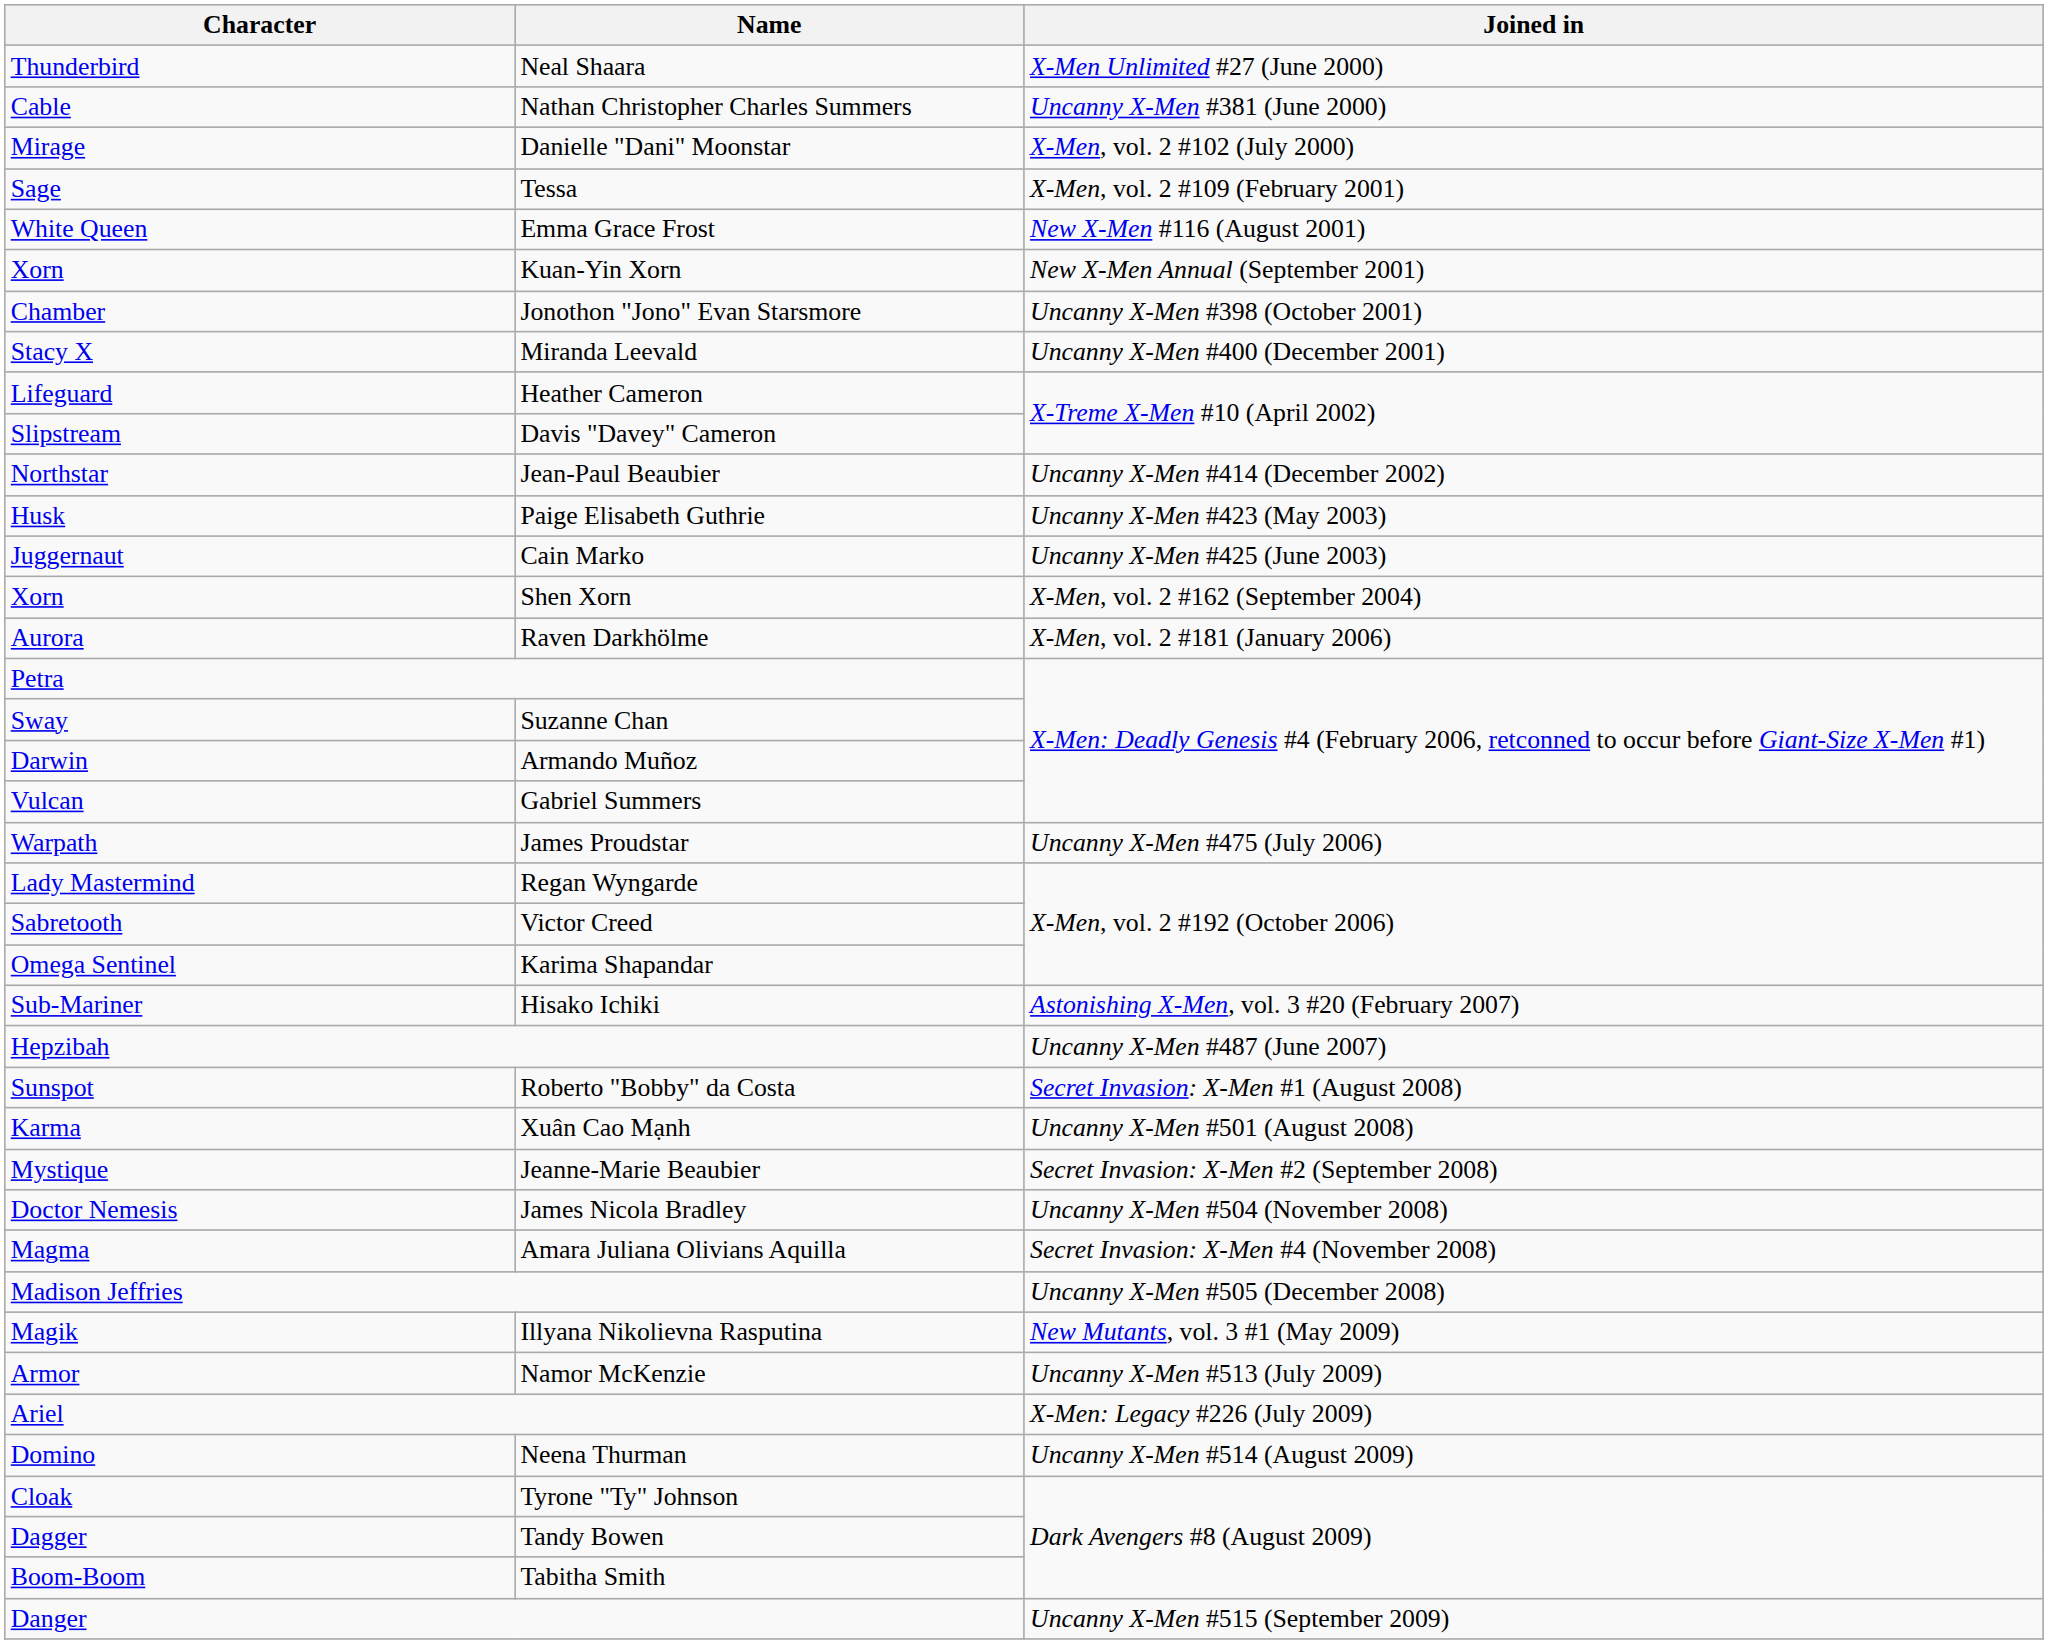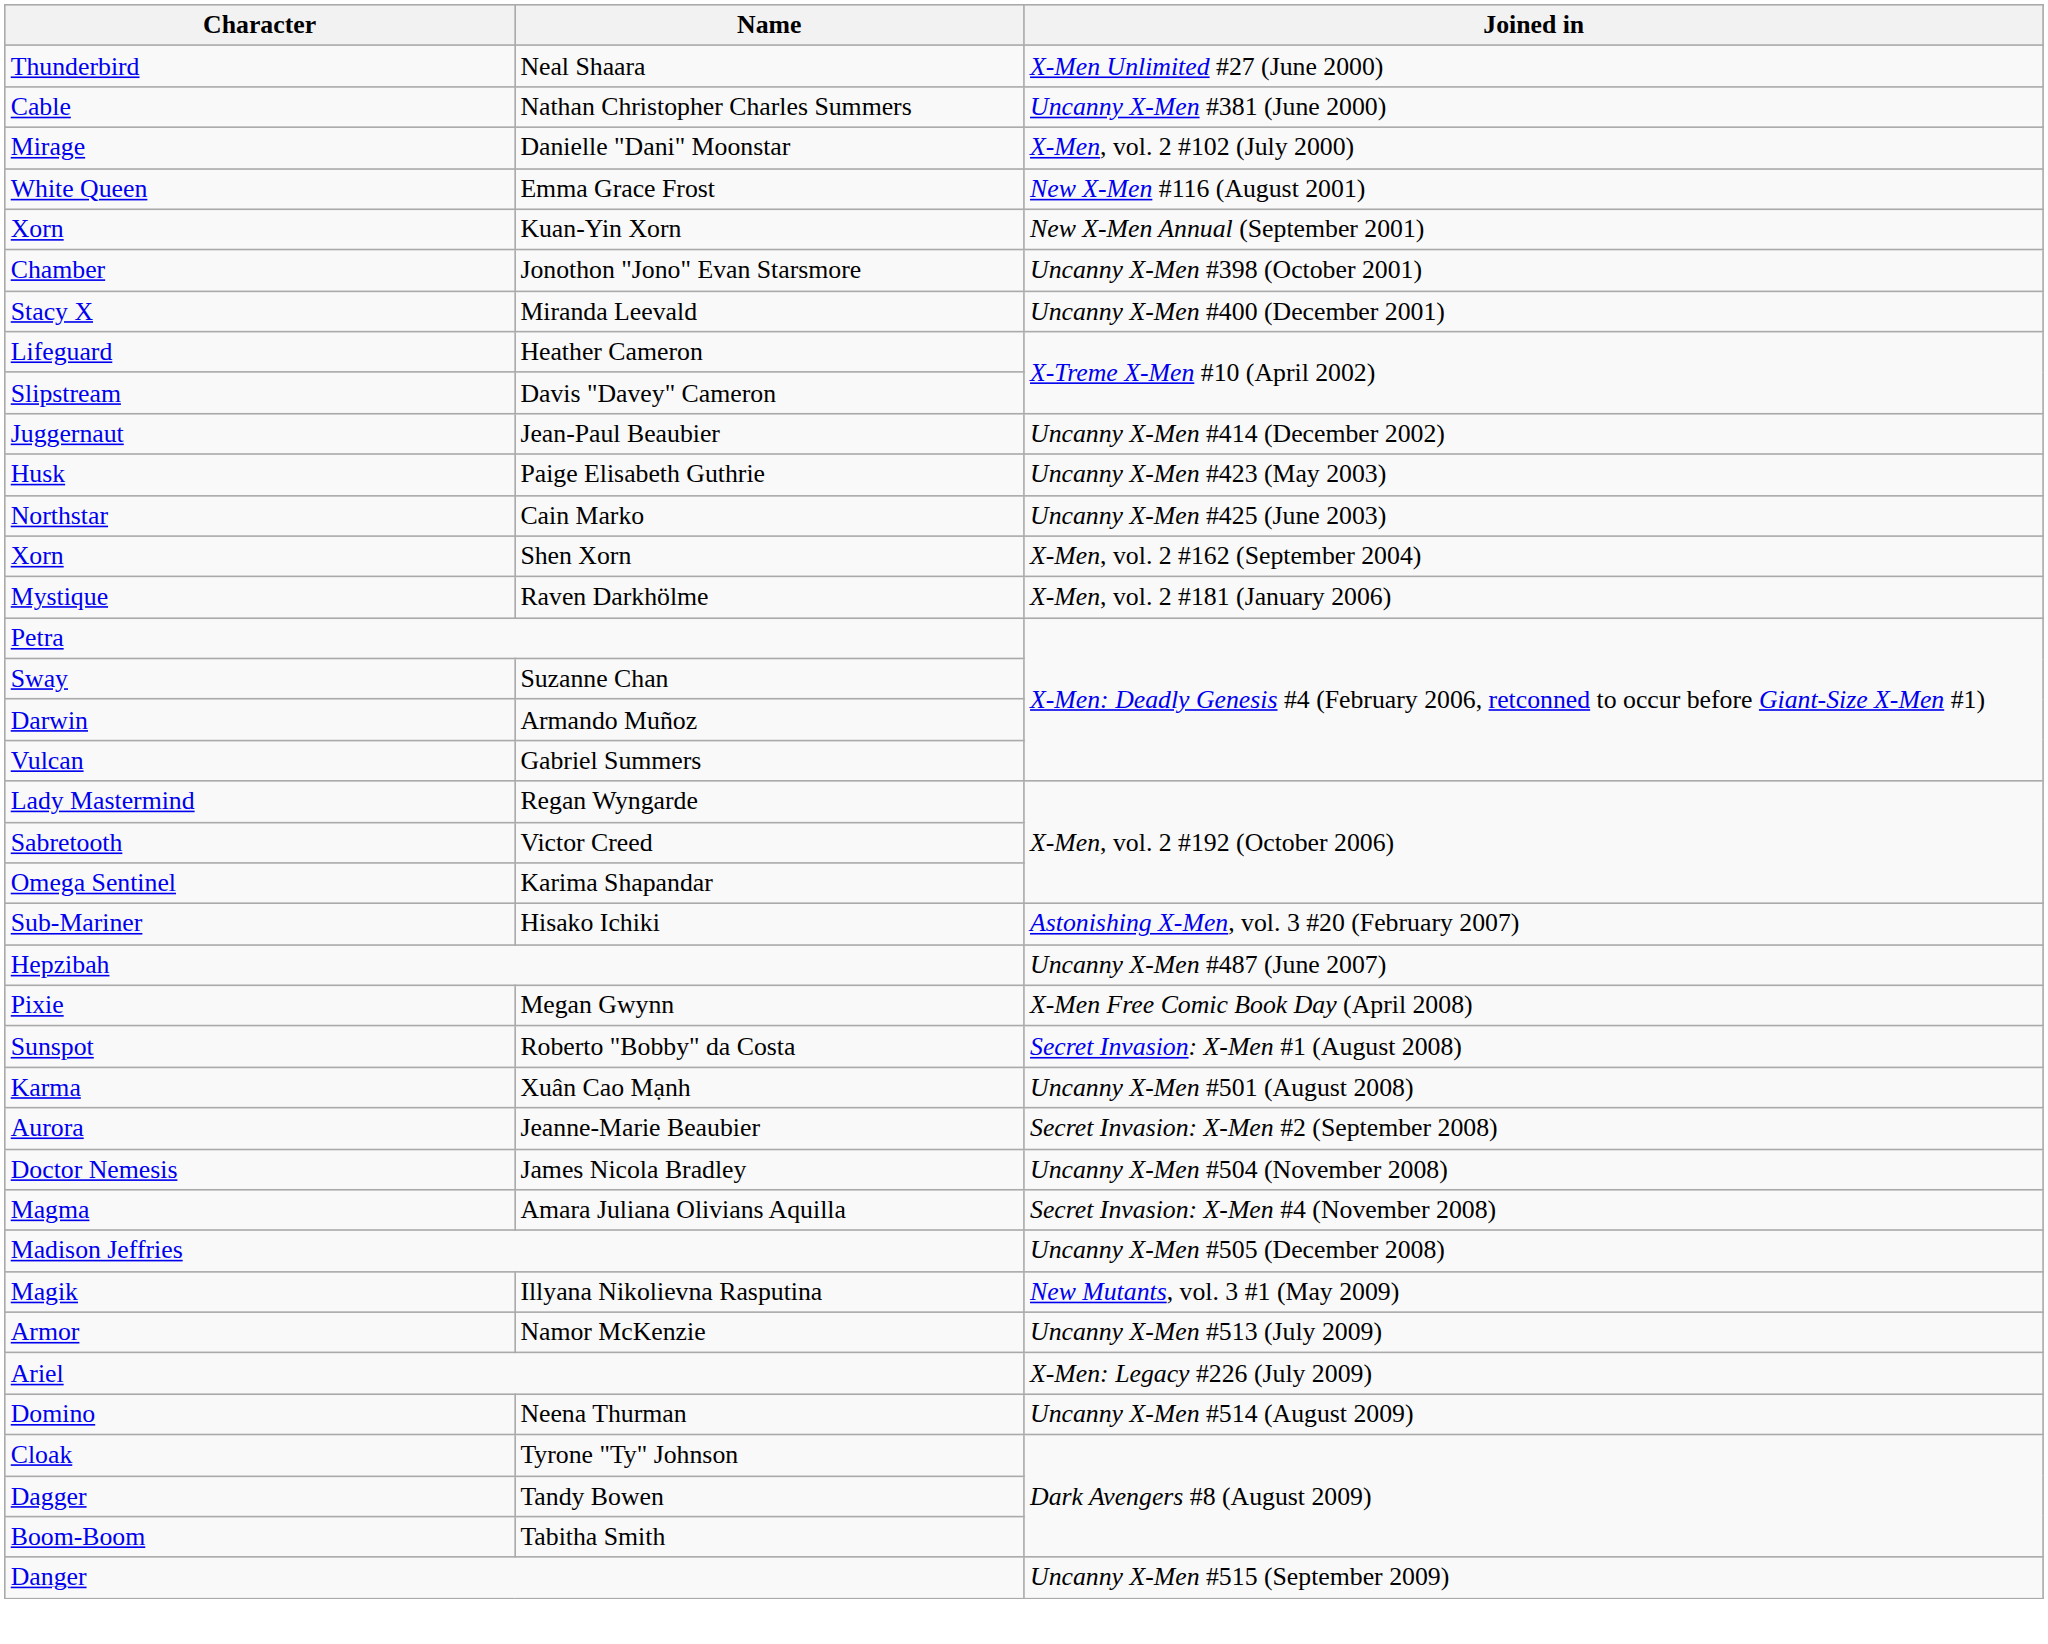- row: (549, 188)
(59, 474) Northstar -> (67, 433) Juggernaut
(67, 556) Juggernaut -> (59, 515) Northstar
(47, 637) Aurora -> (59, 596) Mystique
- row: (604, 842)
+ row: (597, 1005)
(59, 1168) Mystique -> (47, 1127) Aurora
